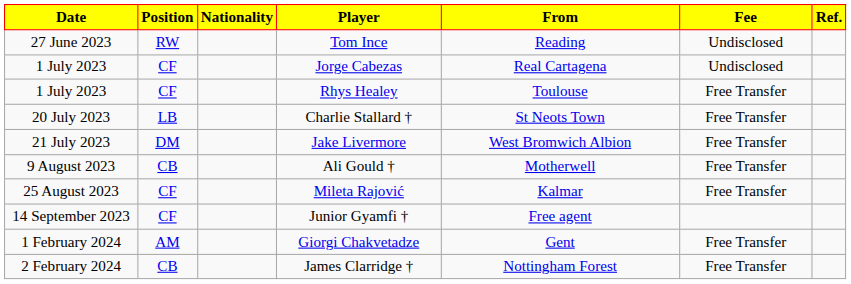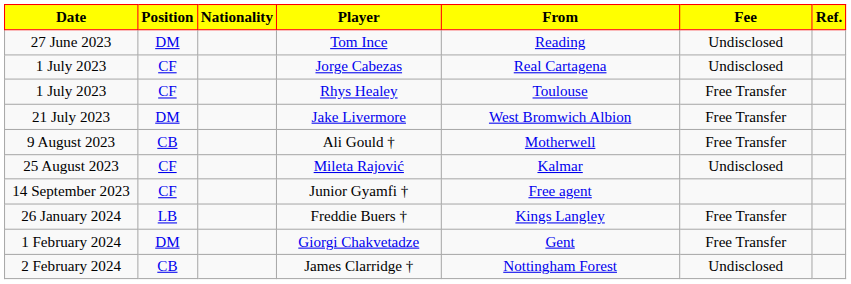(167, 42) RW -> (167, 42) DM
- row: (359, 117)
(746, 191) Free Transfer -> (746, 166) Undisclosed
+ row: (359, 216)
(167, 241) AM -> (167, 241) DM
(746, 266) Free Transfer -> (746, 266) Undisclosed
